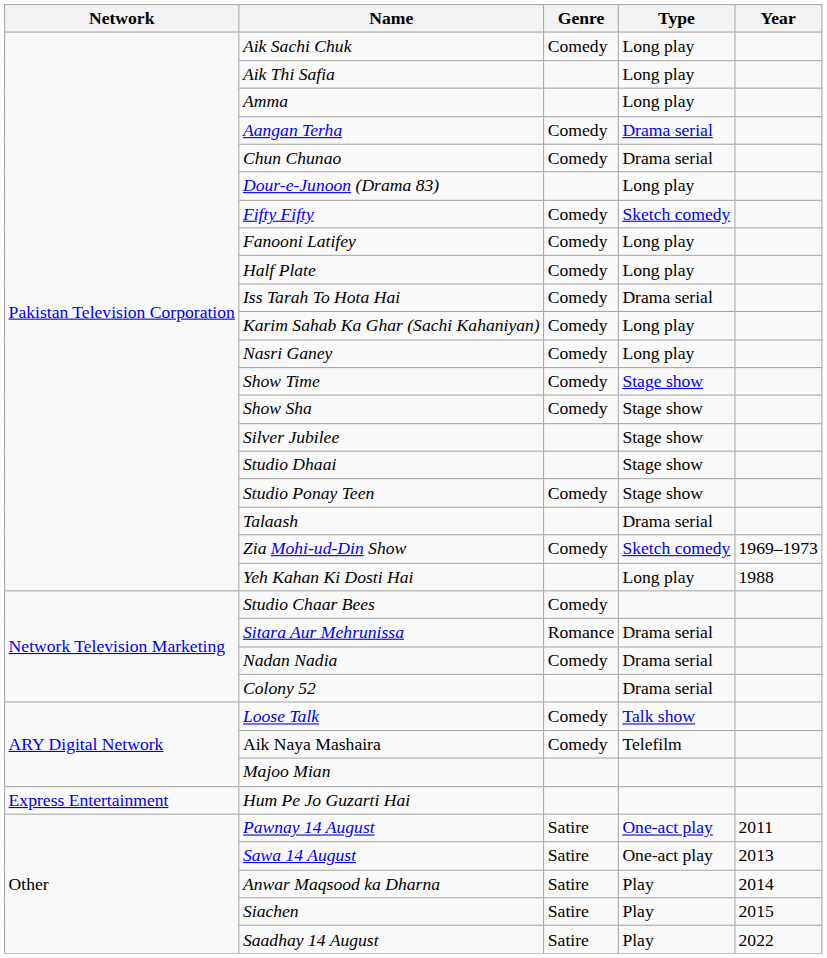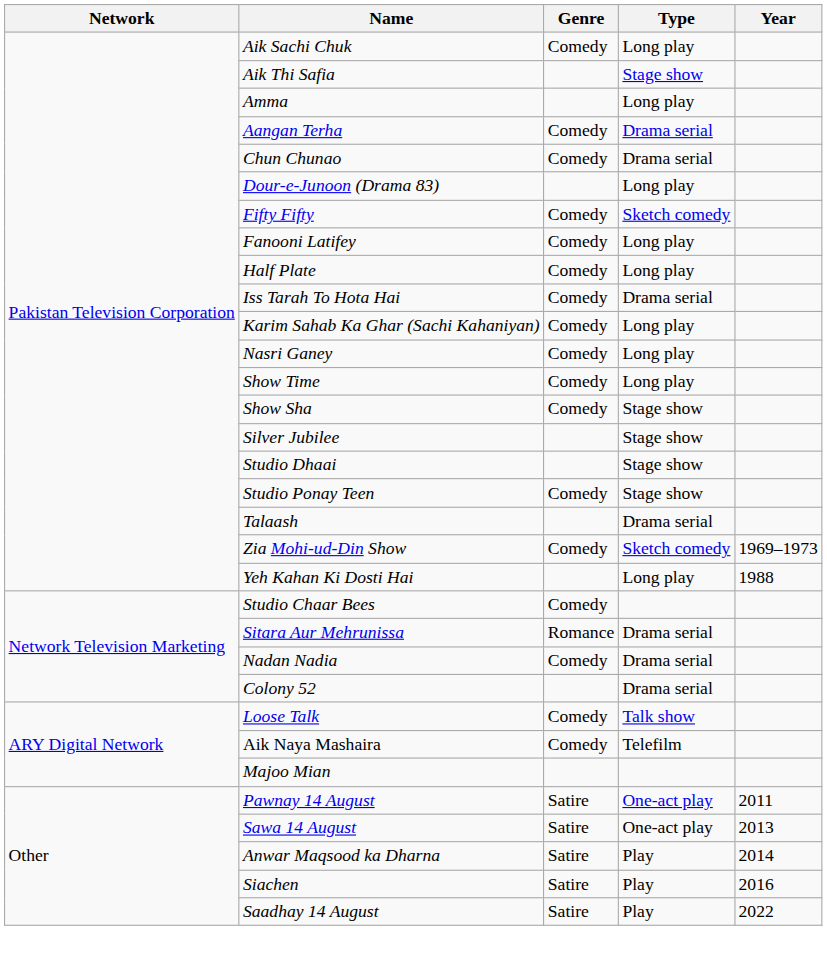(658, 74) Long play -> (663, 74) Stage show
(663, 381) Stage show -> (658, 381) Long play
- row: (327, 800)
(756, 911) 2015 -> (756, 883) 2016
